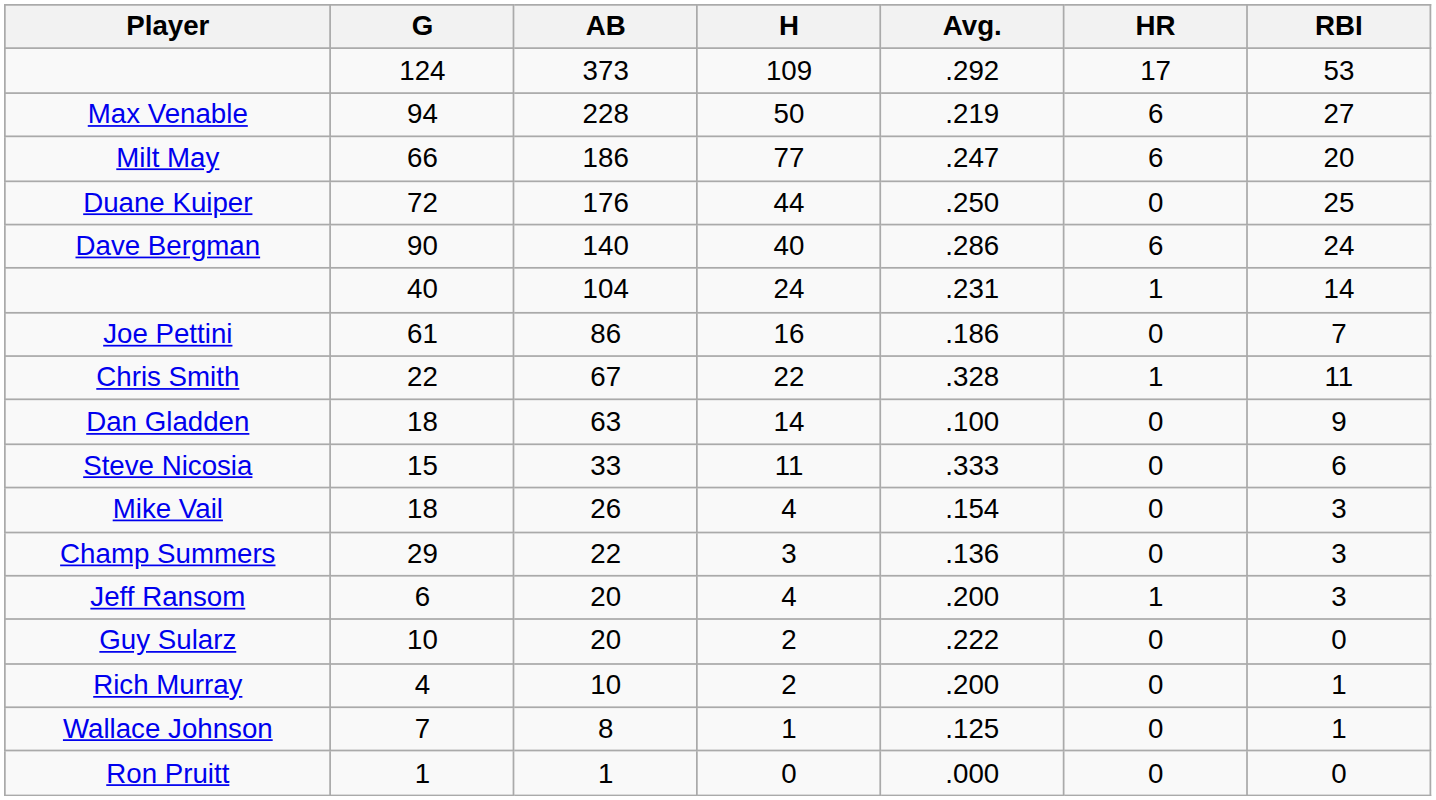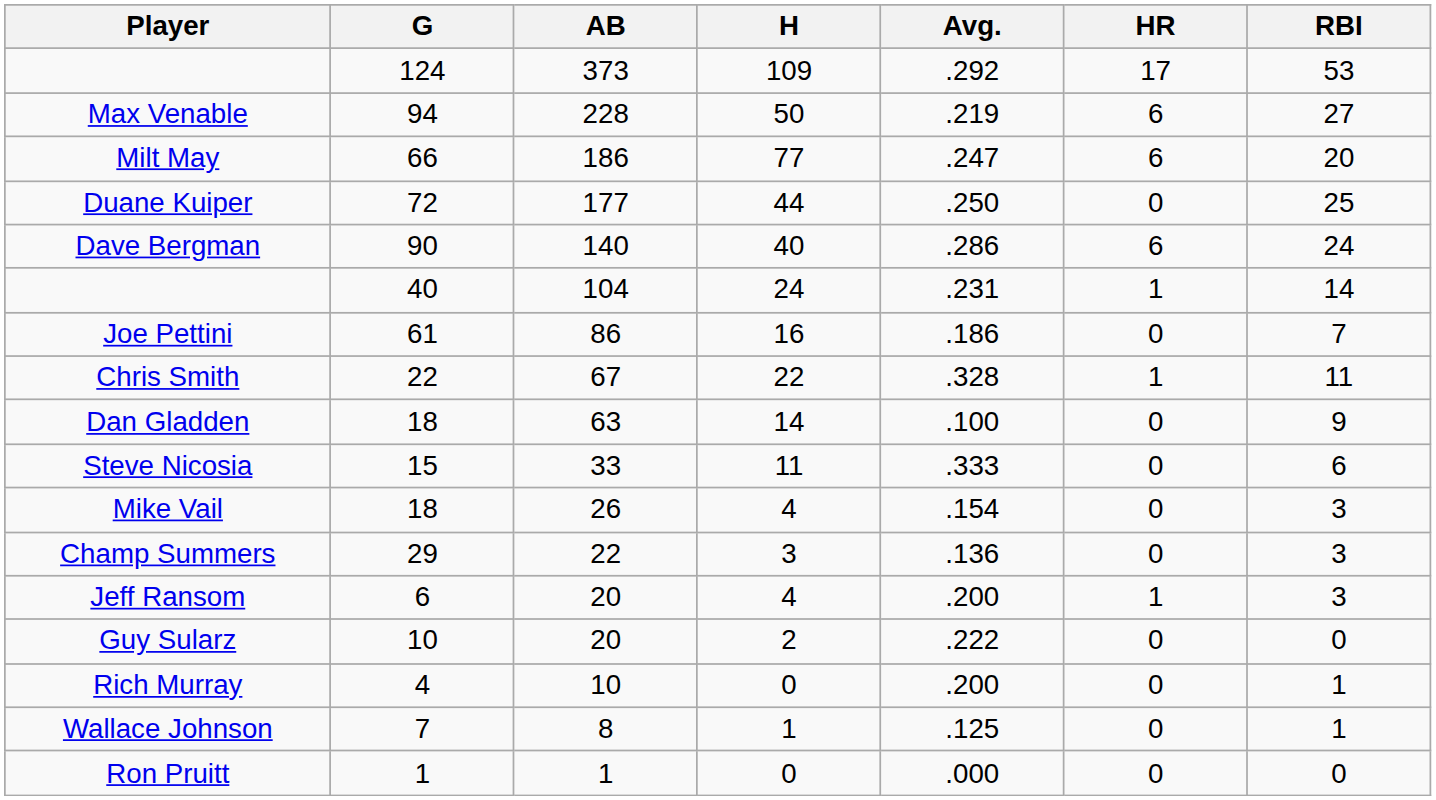(606, 202) 176 -> (606, 202) 177
(789, 684) 2 -> (789, 684) 0
